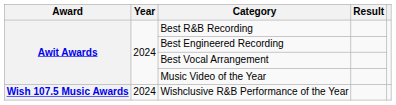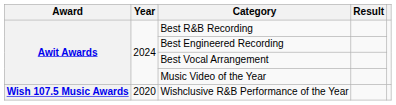(145, 92) 2024 -> (145, 92) 2020
